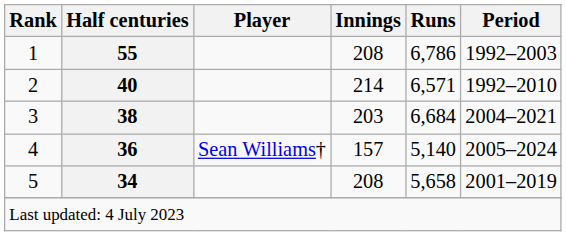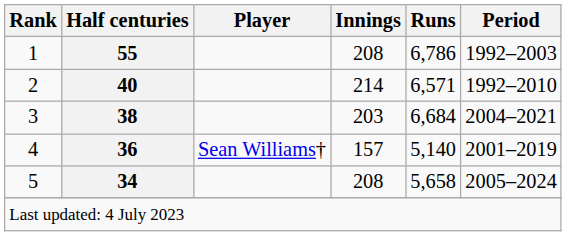(511, 149) 2005–2024 -> (511, 149) 2001–2019
(511, 181) 2001–2019 -> (511, 181) 2005–2024
